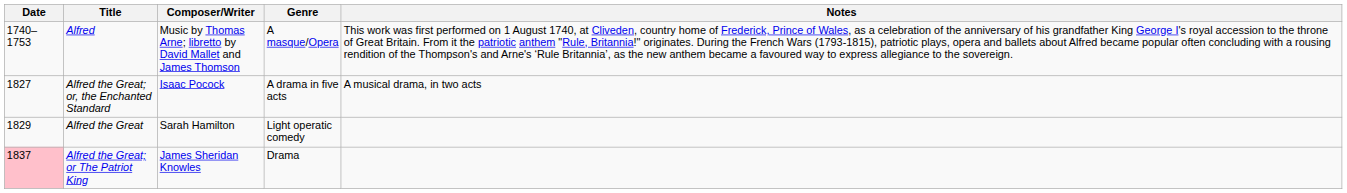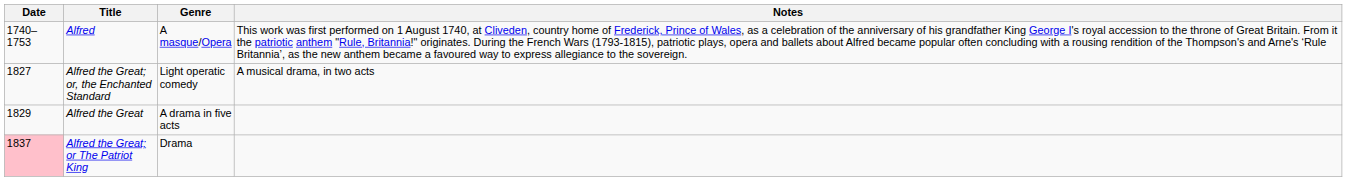- column: (211, 13)
(303, 90) A drama in five acts -> (192, 78) Light operatic comedy
(299, 132) Light operatic comedy -> (196, 119) A drama in five acts
